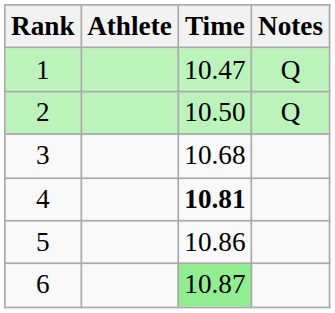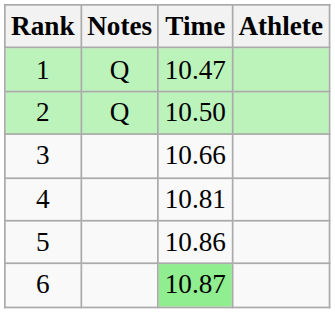columns swapped: (129, 26) <-> (291, 26)
(215, 155) 10.68 -> (195, 155) 10.66
(215, 198) bold -> (195, 198) normal
